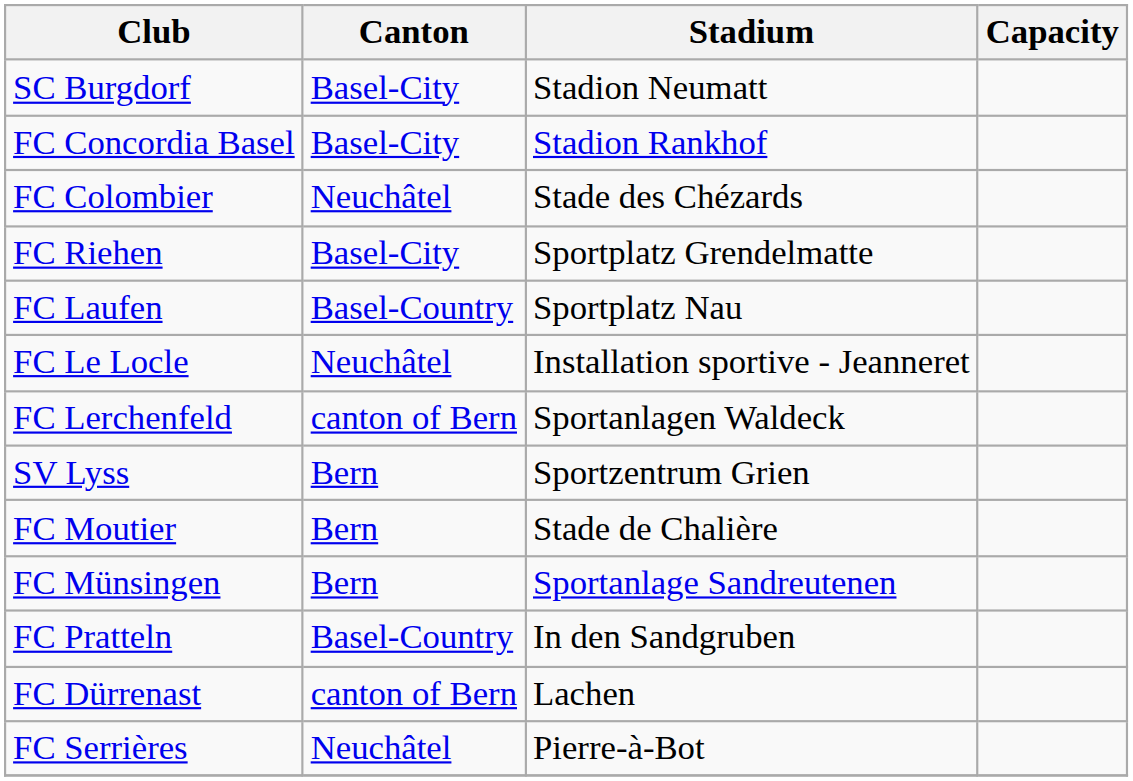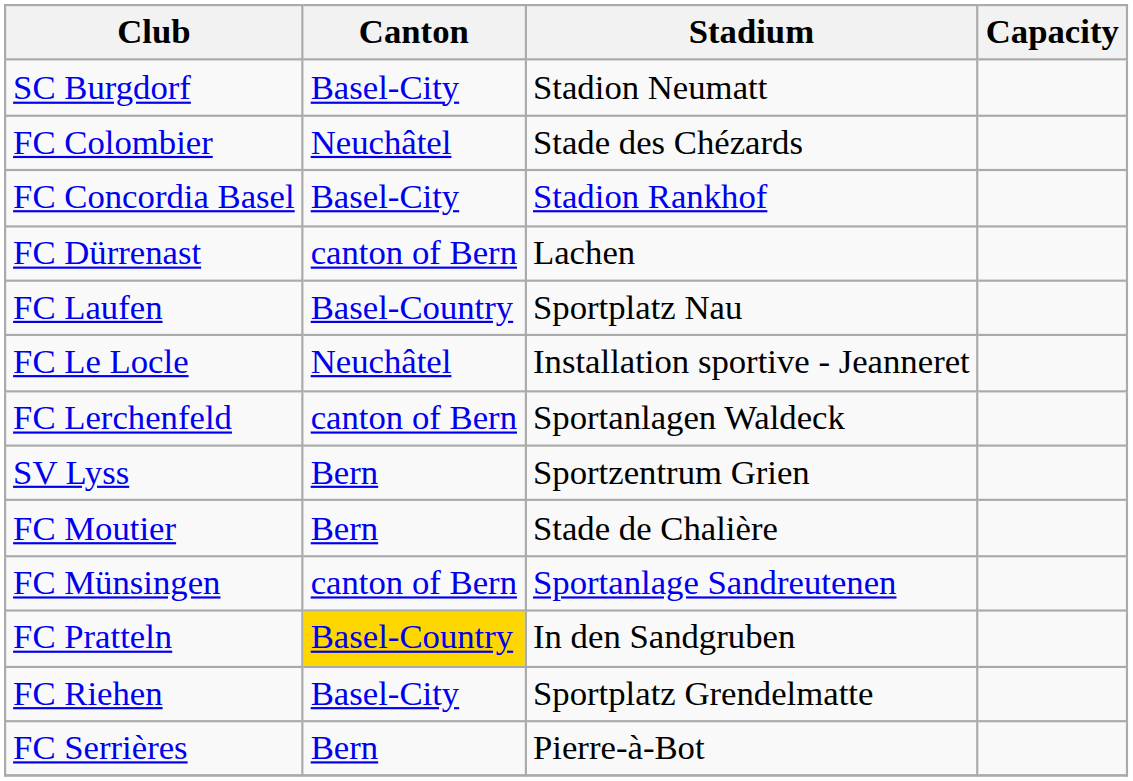rows swapped: (113, 197) <-> (154, 142)
rows swapped: (107, 692) <-> (88, 252)
(344, 582) Bern -> (414, 582) canton of Bern
(412, 637) no background -> (412, 637) gold background
(381, 747) Neuchâtel -> (344, 747) Bern
